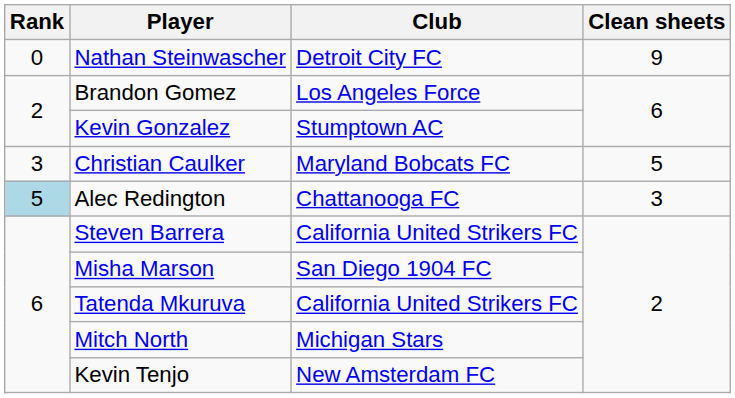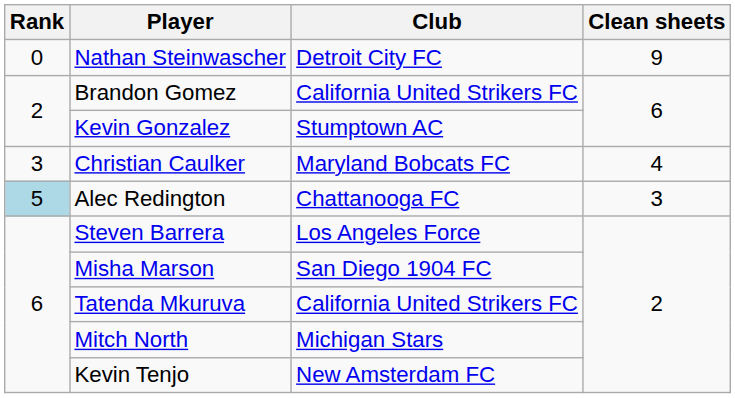(388, 92) Los Angeles Force -> (437, 92) California United Strikers FC
(657, 163) 5 -> (657, 163) 4
(437, 233) California United Strikers FC -> (388, 233) Los Angeles Force
